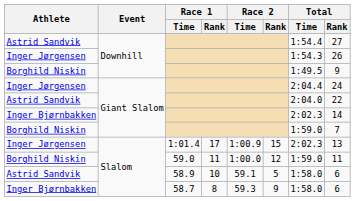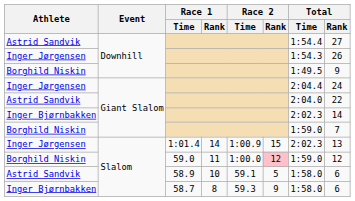(215, 144) 17 -> (215, 144) 14
(276, 159) no background -> (276, 159) pink background
(337, 159) 11 -> (337, 159) 12
